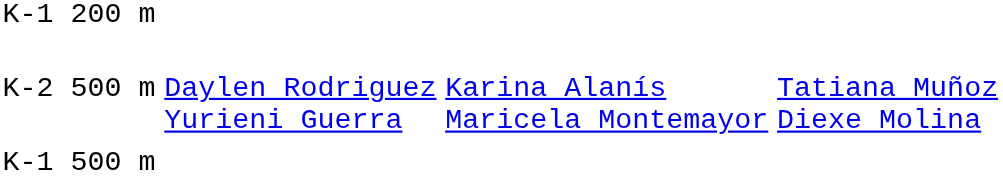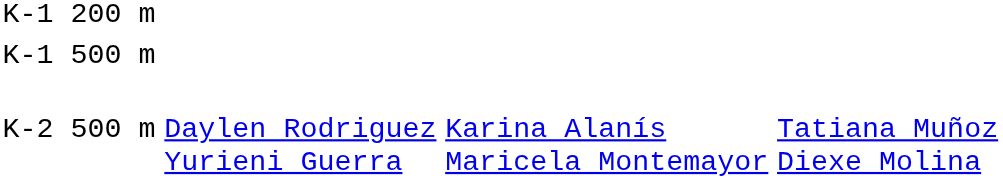rows swapped: (79, 162) <-> (79, 88)
